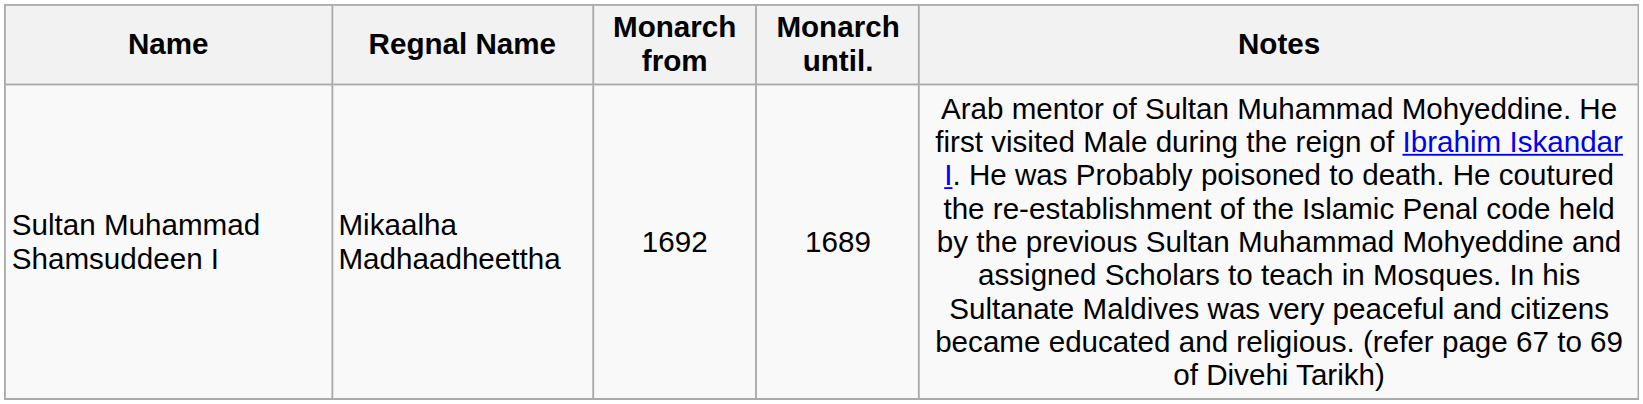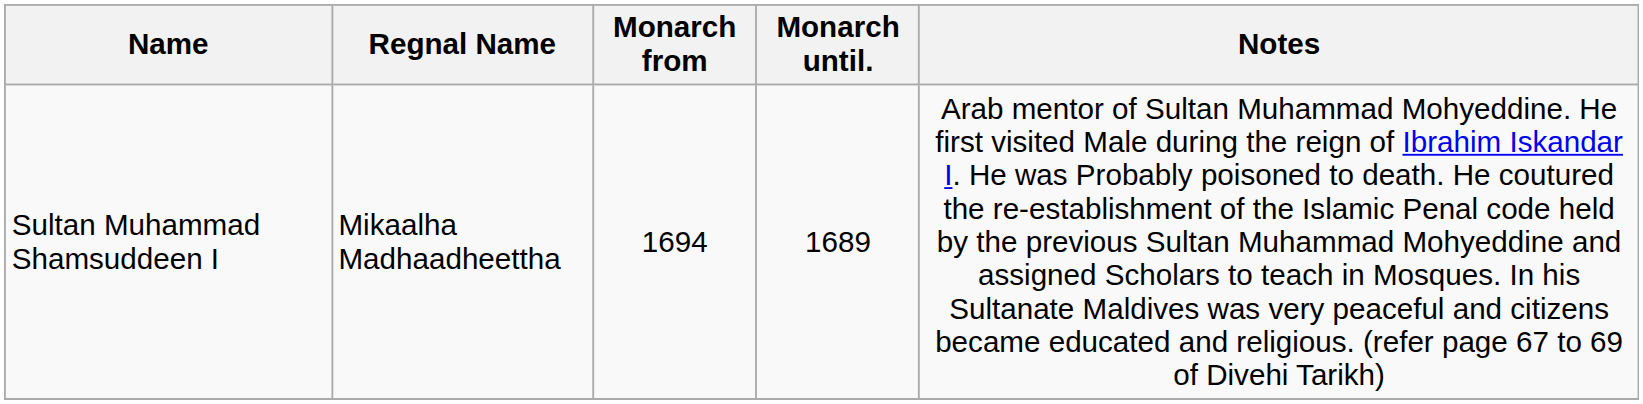(675, 241) 1692 -> (675, 241) 1694
